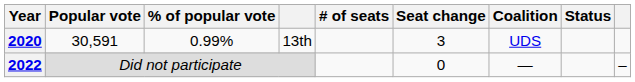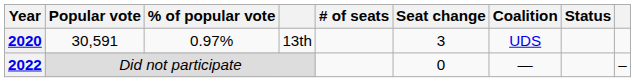(212, 40) 0.99% -> (212, 40) 0.97%
